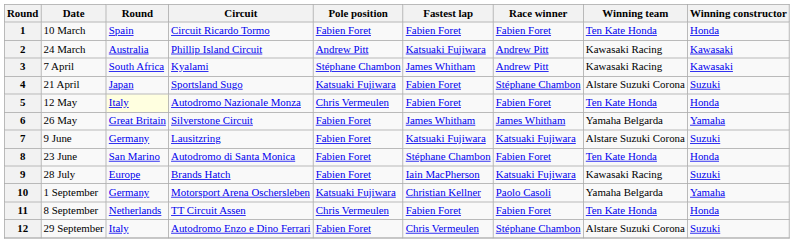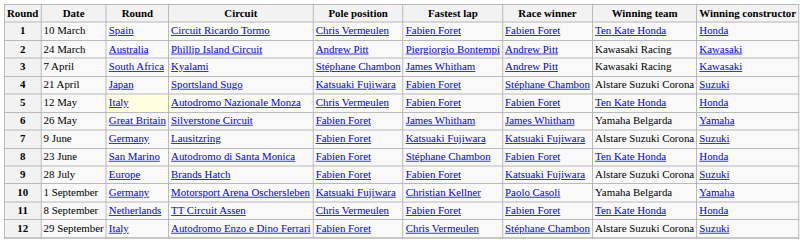(343, 31) Fabien Foret -> (352, 31) Chris Vermeulen
(446, 48) Katsuaki Fujiwara -> (453, 48) Piergiorgio Bontempi
(443, 174) Iain MacPherson -> (433, 174) Fabien Foret
(624, 174) Kawasaki Racing -> (645, 174) Alstare Suzuki Corona
